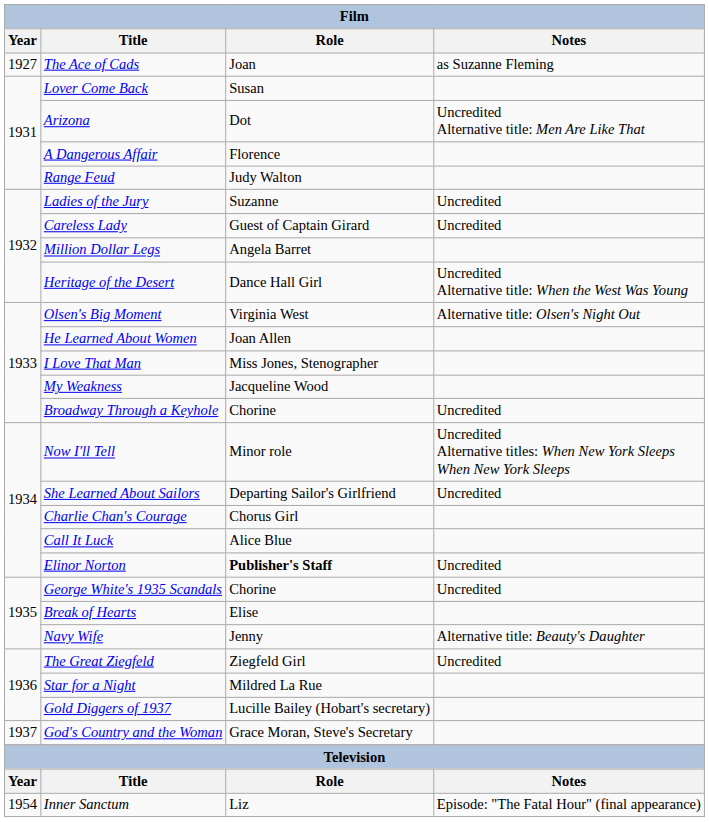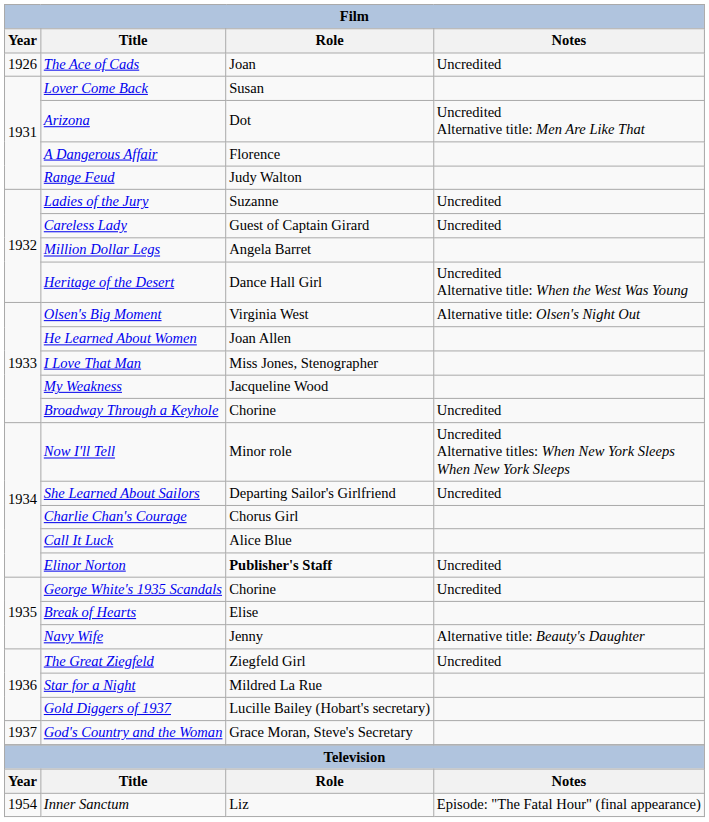(22, 64) 1927 -> (22, 64) 1926
(495, 64) as Suzanne Fleming -> (469, 64) Uncredited
